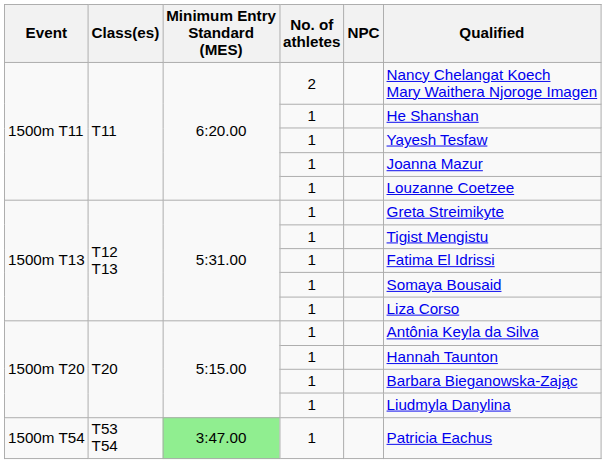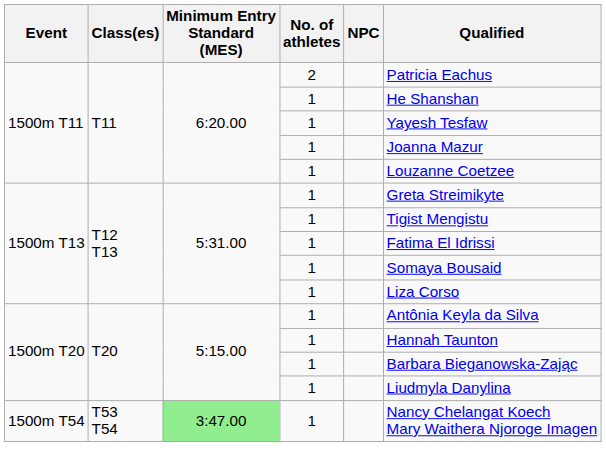(492, 83) Nancy Chelangat Koech Mary Waithera Njoroge Imagen -> (439, 74) Patricia Eachus
(439, 437) Patricia Eachus -> (492, 420) Nancy Chelangat Koech Mary Waithera Njoroge Imagen
